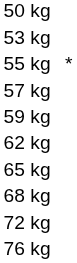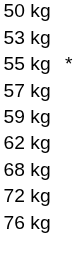- row: (27, 169)
